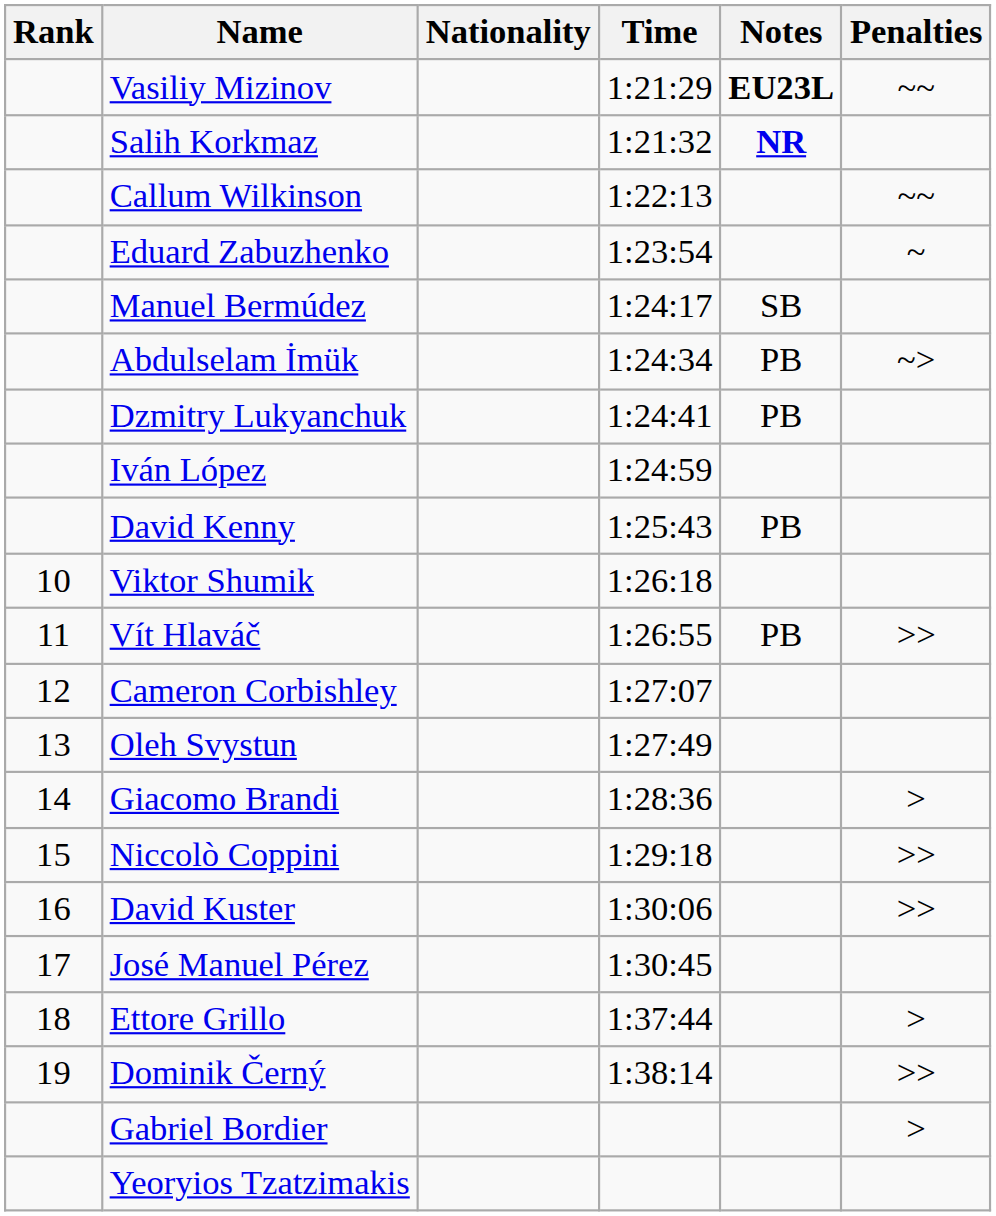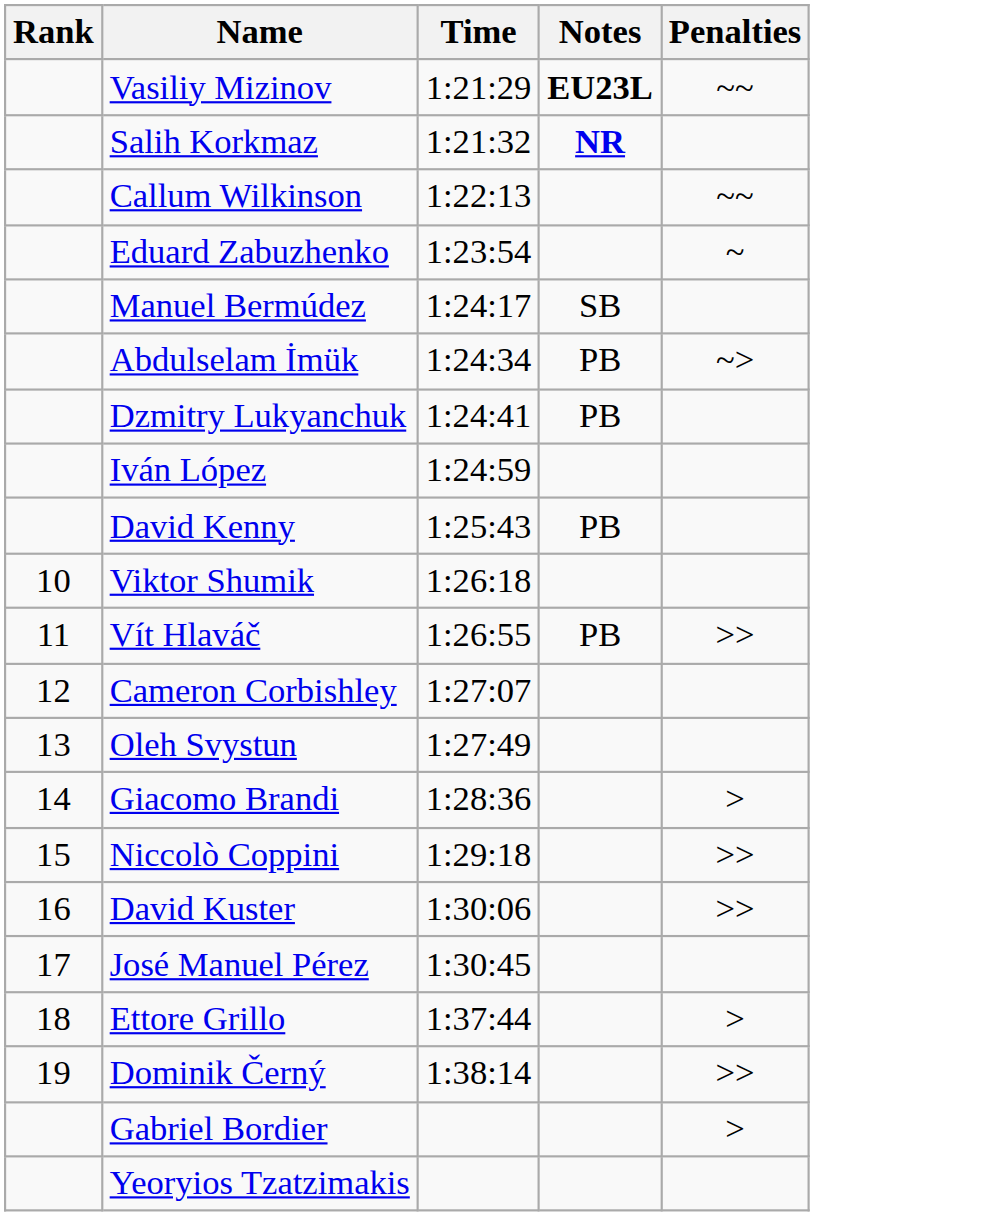- column: (508, 31)
